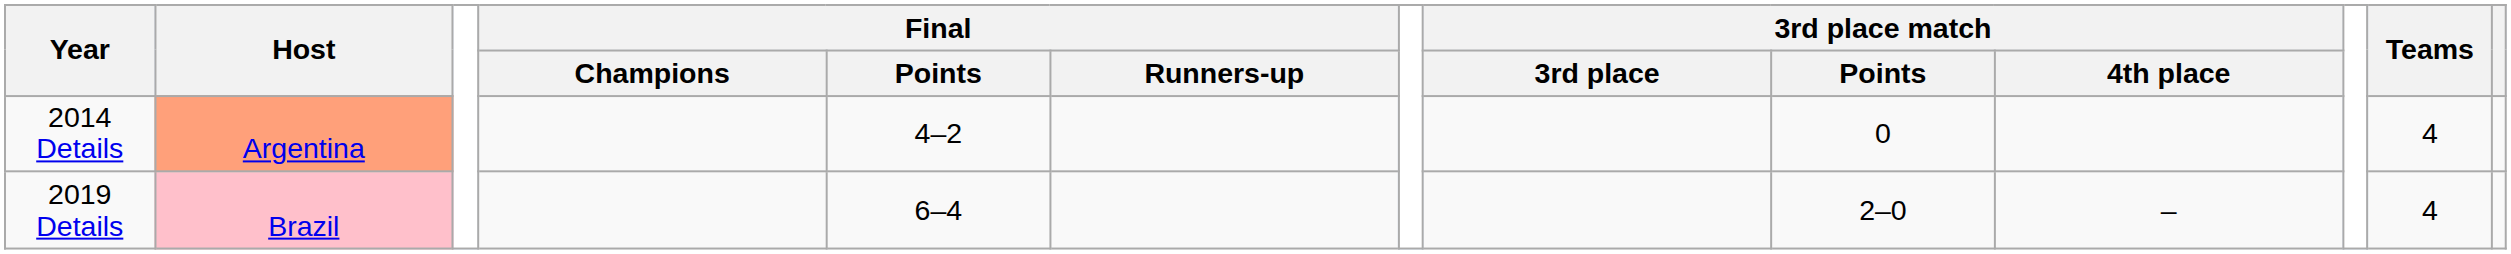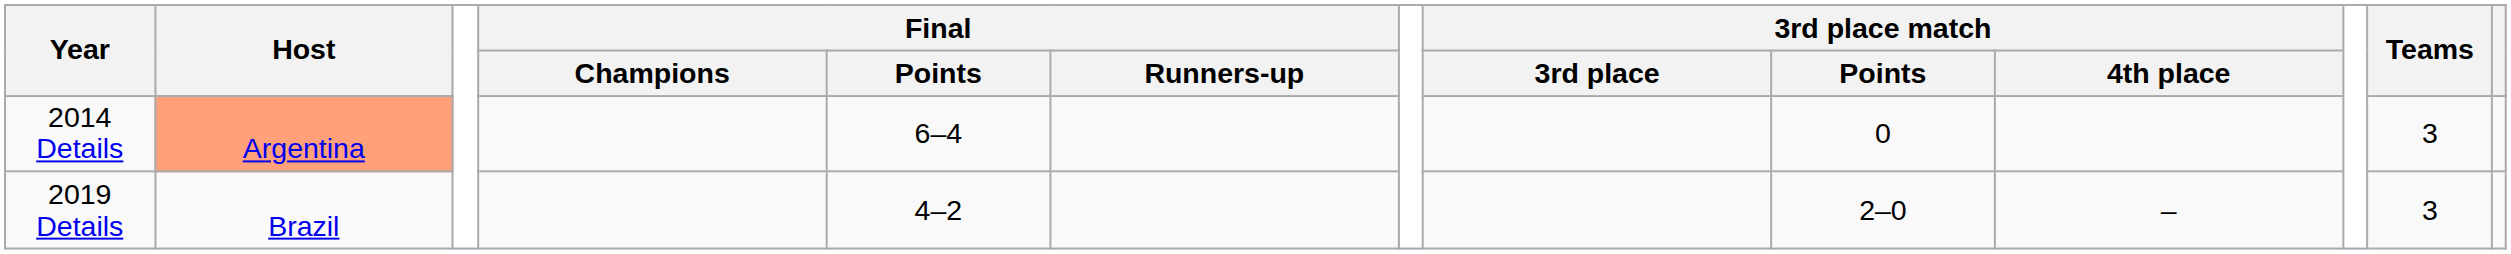(938, 134) 4–2 -> (938, 134) 6–4
(2430, 134) 4 -> (2430, 134) 3
(304, 226) pink background -> (304, 226) no background
(938, 211) 6–4 -> (938, 211) 4–2
(2430, 211) 4 -> (2430, 211) 3
